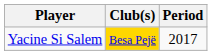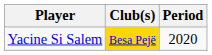(183, 38) 2017 -> (183, 38) 2020
